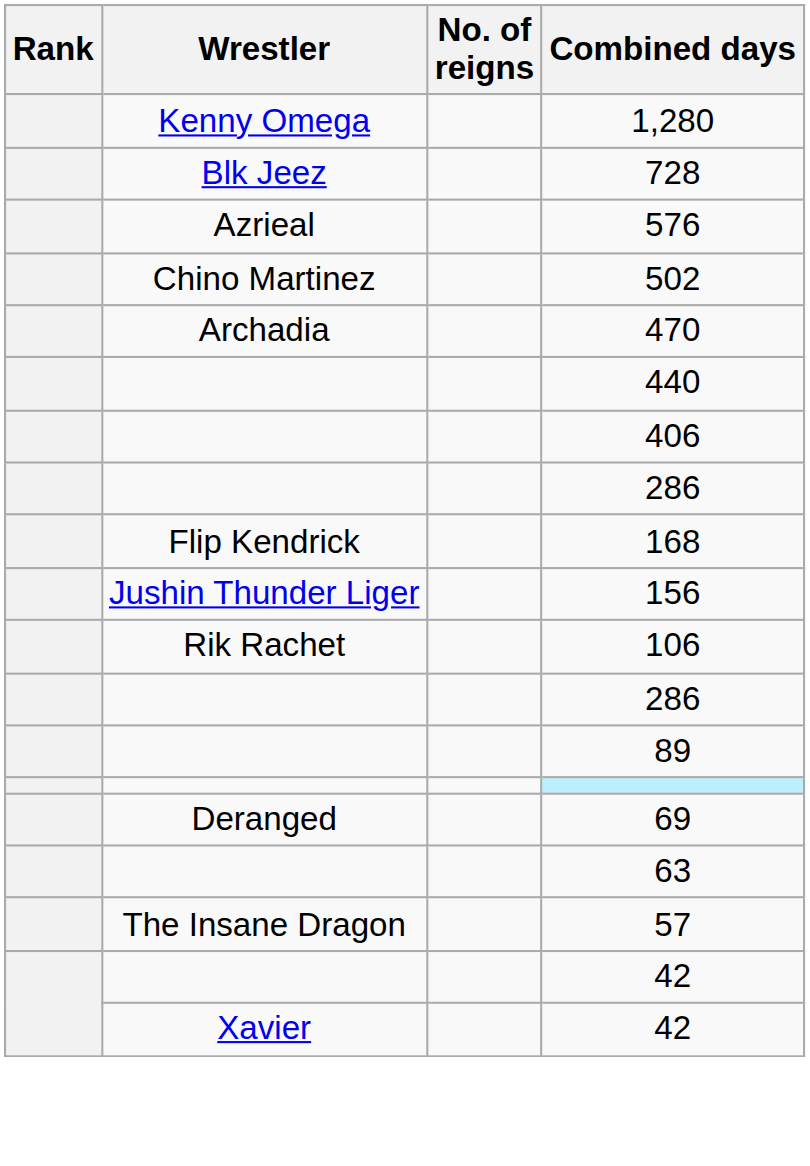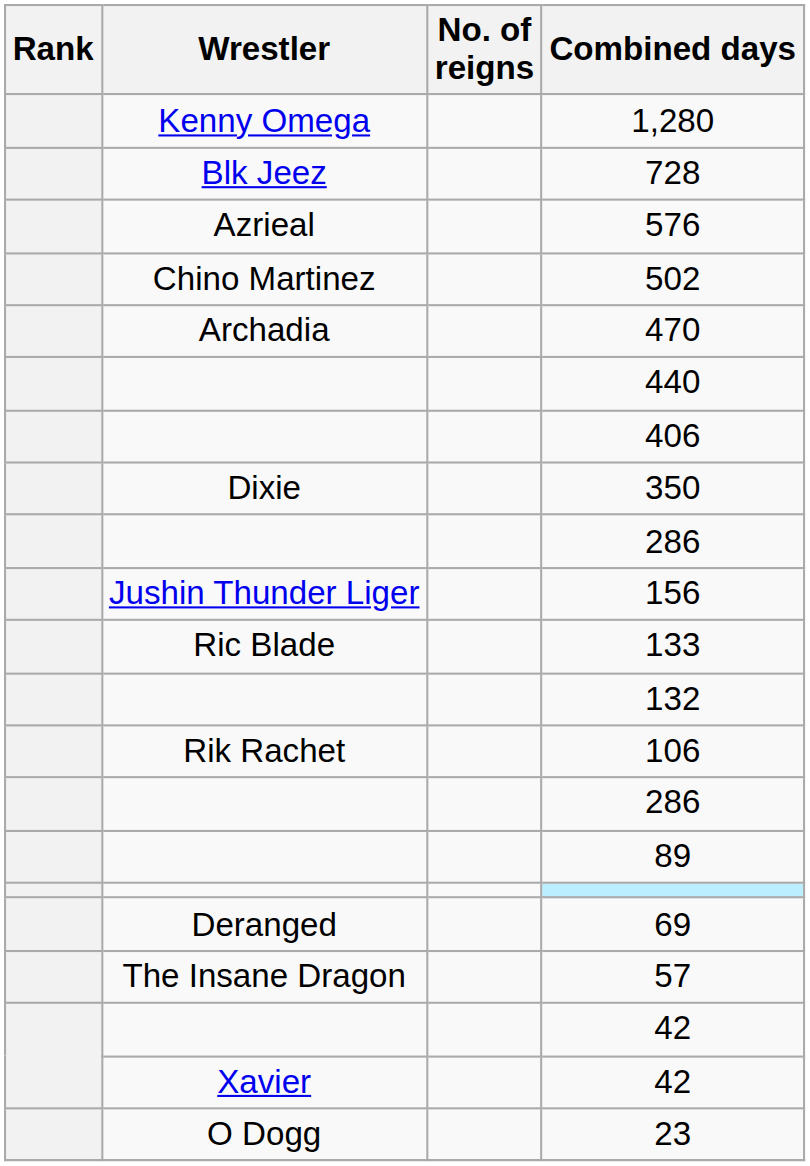+ row: (264, 488)
- row: (264, 540)
+ row: (264, 645)
+ row: (264, 699)
- row: (264, 872)
+ row: (264, 1133)
